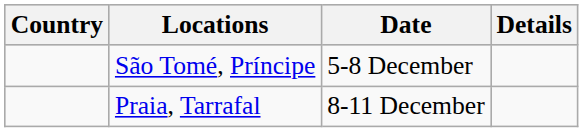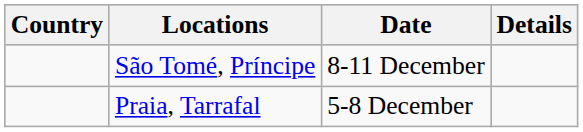(400, 65) 5-8 December -> (406, 65) 8-11 December
(406, 106) 8-11 December -> (400, 106) 5-8 December
